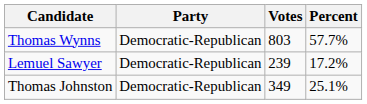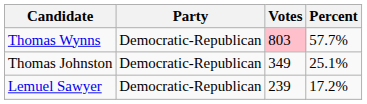(279, 39) no background -> (279, 39) pink background
rows swapped: (60, 87) <-> (55, 63)
